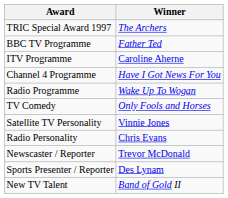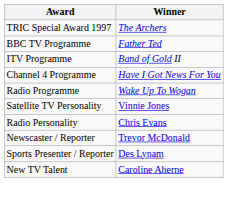(151, 59) Caroline Aherne -> (150, 59) Band of Gold II
- row: (31, 106)
(150, 185) Band of Gold II -> (151, 169) Caroline Aherne
